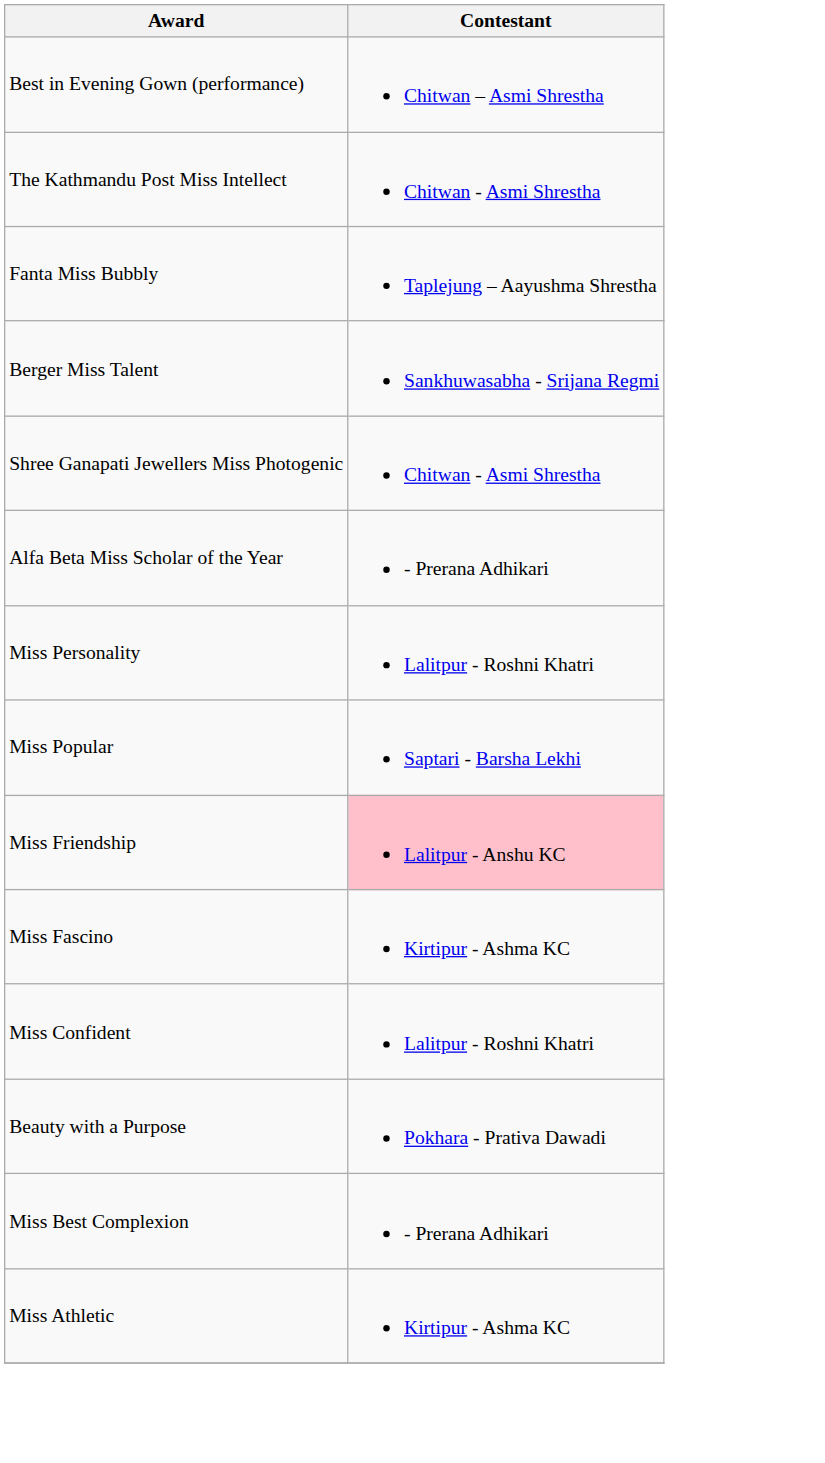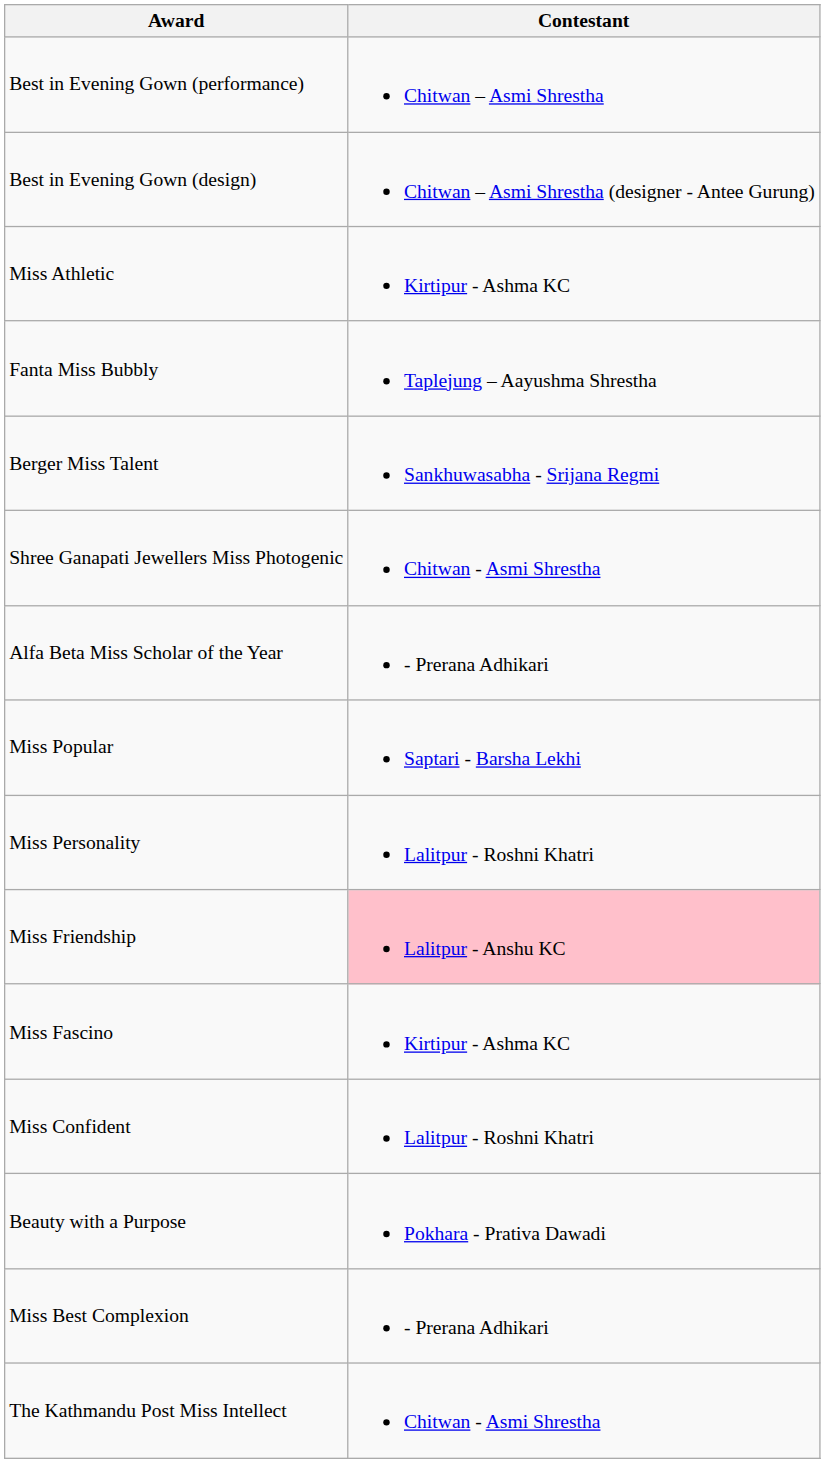+ row: (133, 179)
rows swapped: (148, 179) <-> (62, 1315)
rows swapped: (61, 747) <-> (75, 652)
